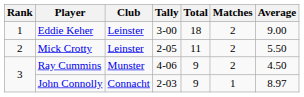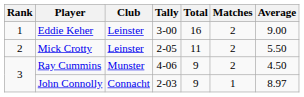(196, 30) 18 -> (196, 30) 16
